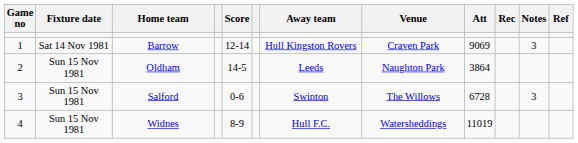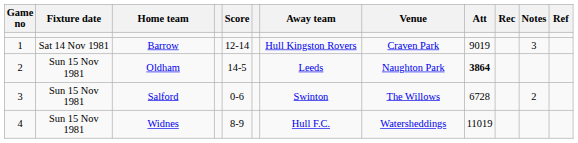(480, 45) 9069 -> (480, 45) 9019
(480, 68) normal -> (480, 68) bold
(534, 96) 3 -> (534, 96) 2
